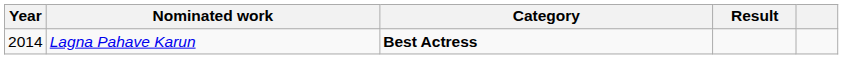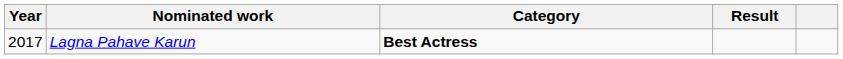(25, 41) 2014 -> (25, 41) 2017
